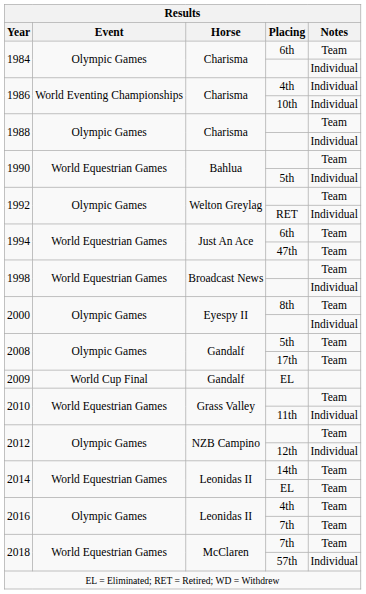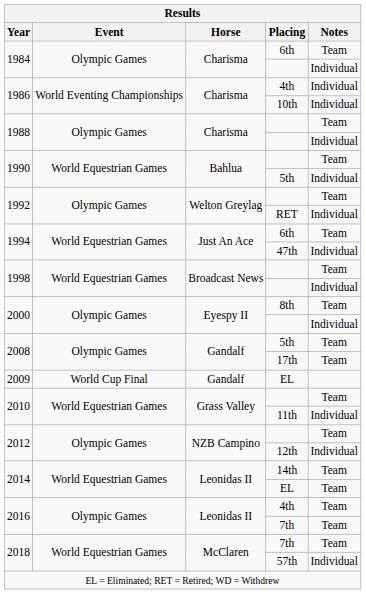(334, 251) Team -> (334, 251) Individual
